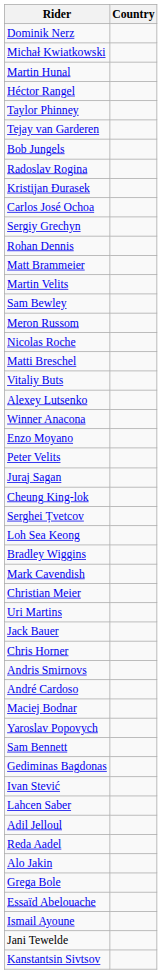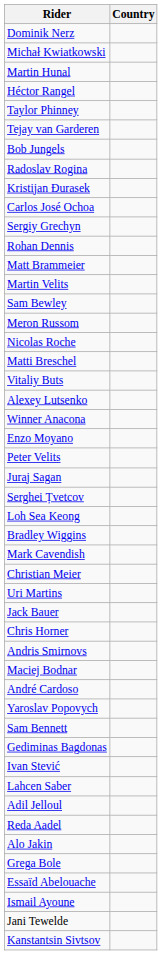- row: (48, 496)
rows swapped: (43, 689) <-> (42, 709)
